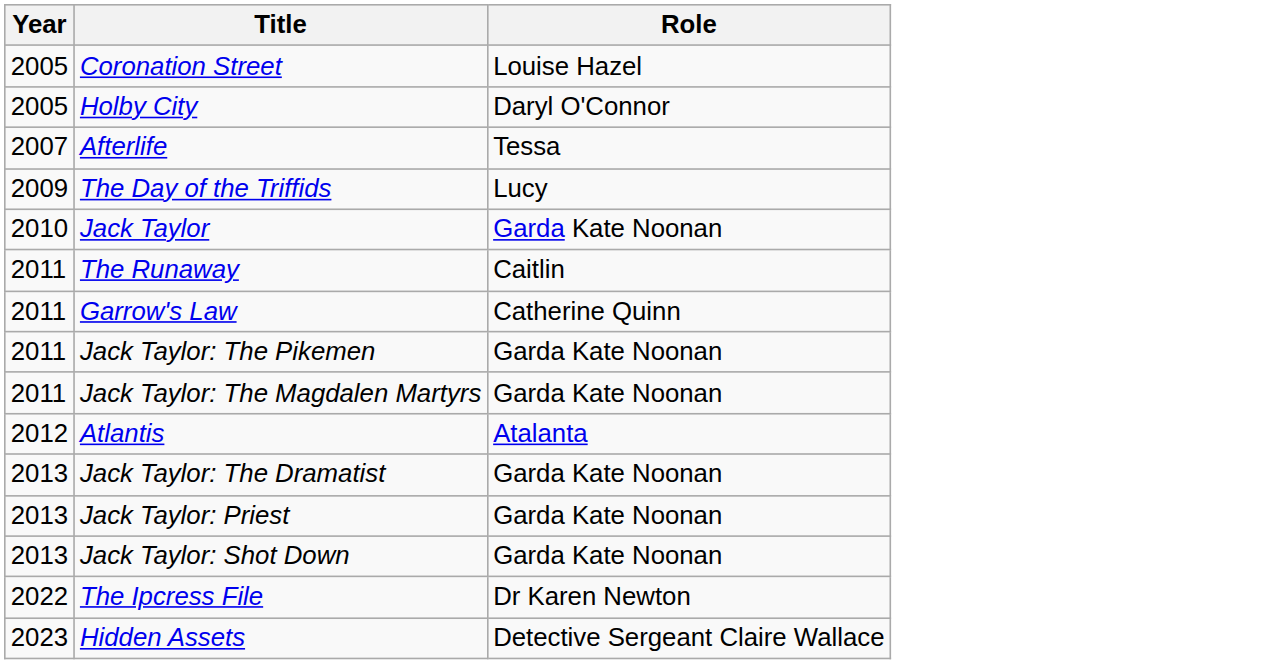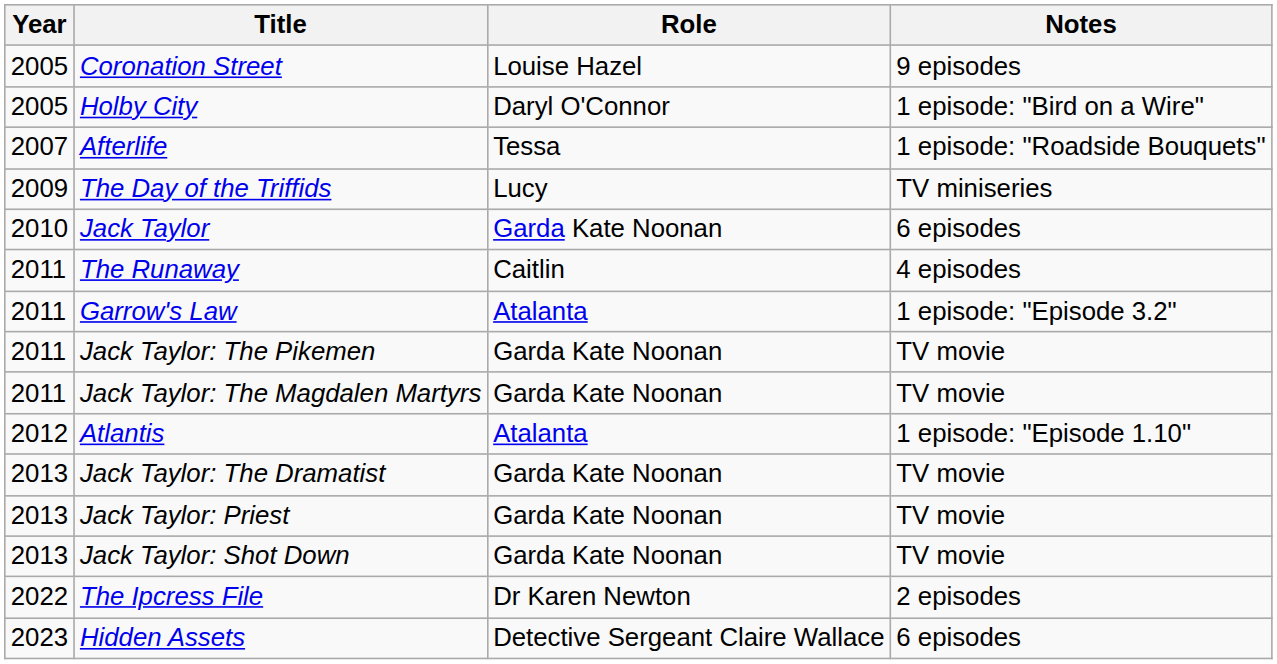+ column: (1081, 24)
(587, 310) Catherine Quinn -> (540, 310) Atalanta
